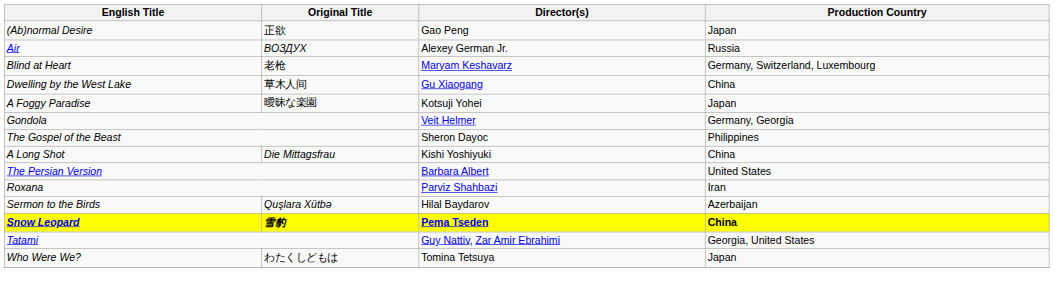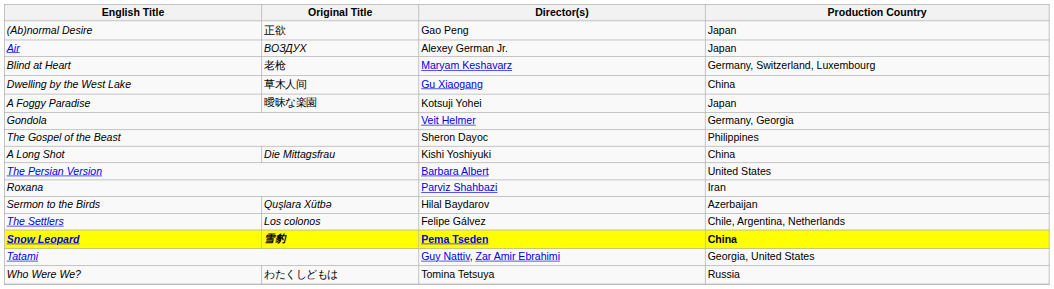(724, 48) Russia -> (722, 48) Japan
+ row: (35, 221)
(722, 258) Japan -> (724, 274) Russia
